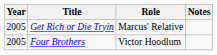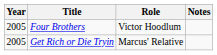rows swapped: (58, 42) <-> (72, 27)
